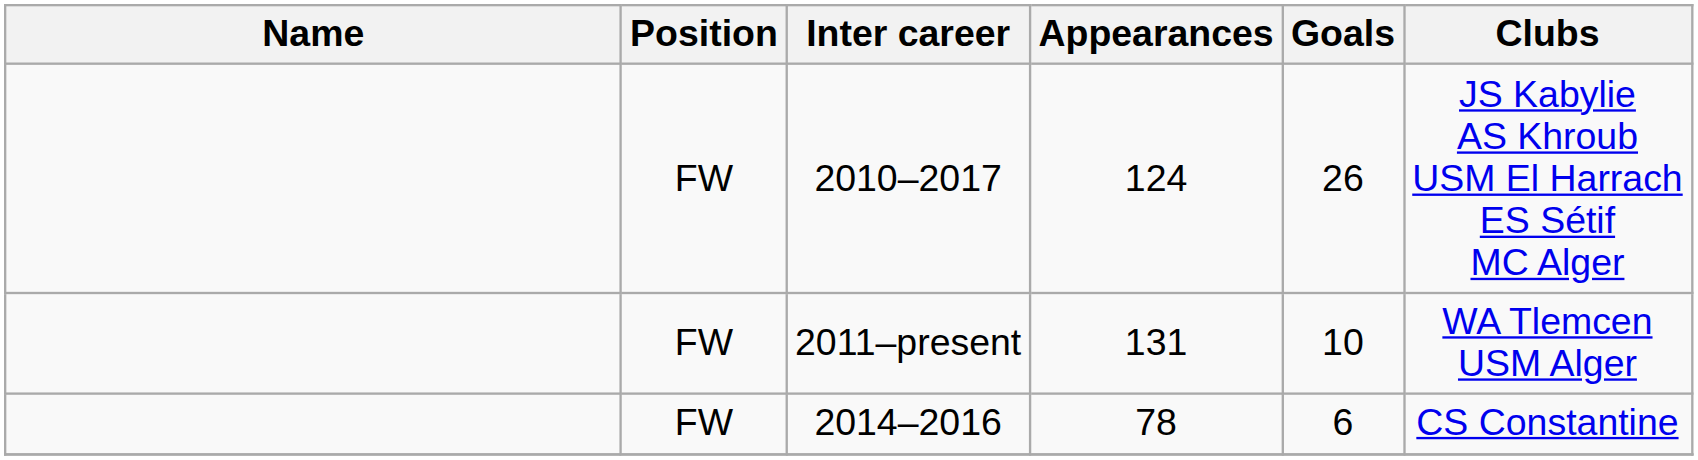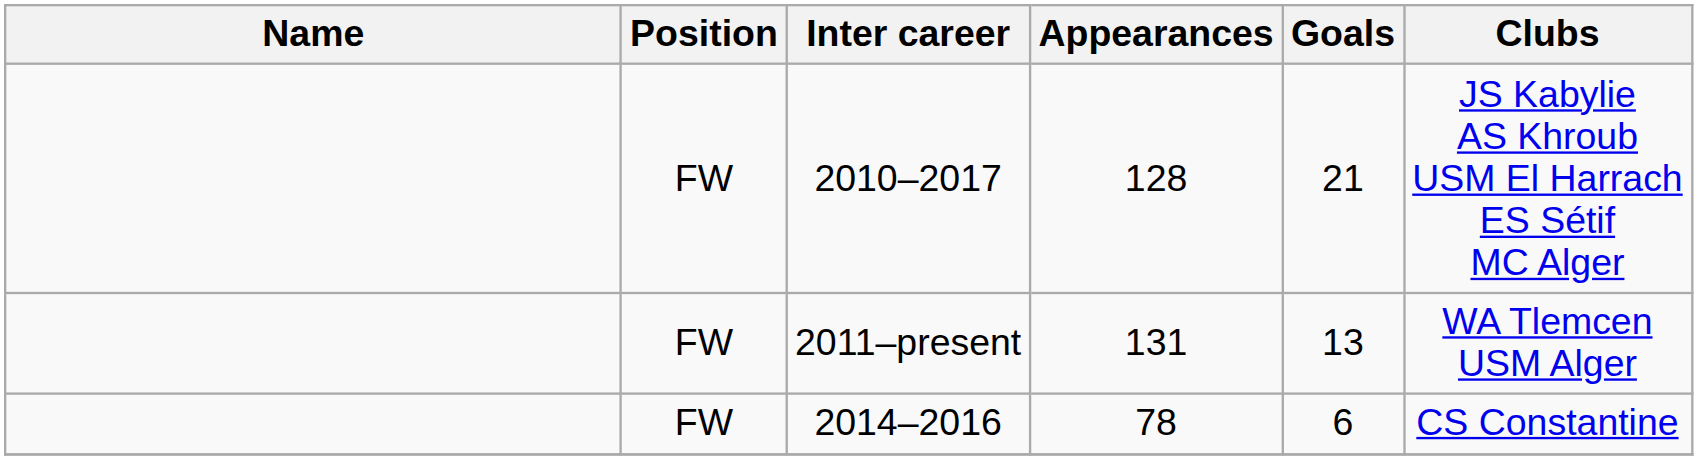(1156, 177) 124 -> (1156, 177) 128
(1343, 177) 26 -> (1343, 177) 21
(1343, 342) 10 -> (1343, 342) 13
